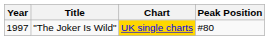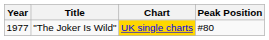(18, 28) 1997 -> (18, 28) 1977
